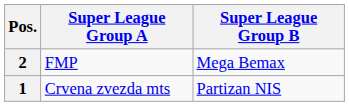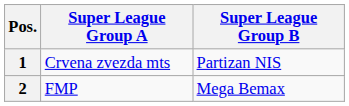rows swapped: (23, 88) <-> (23, 62)
